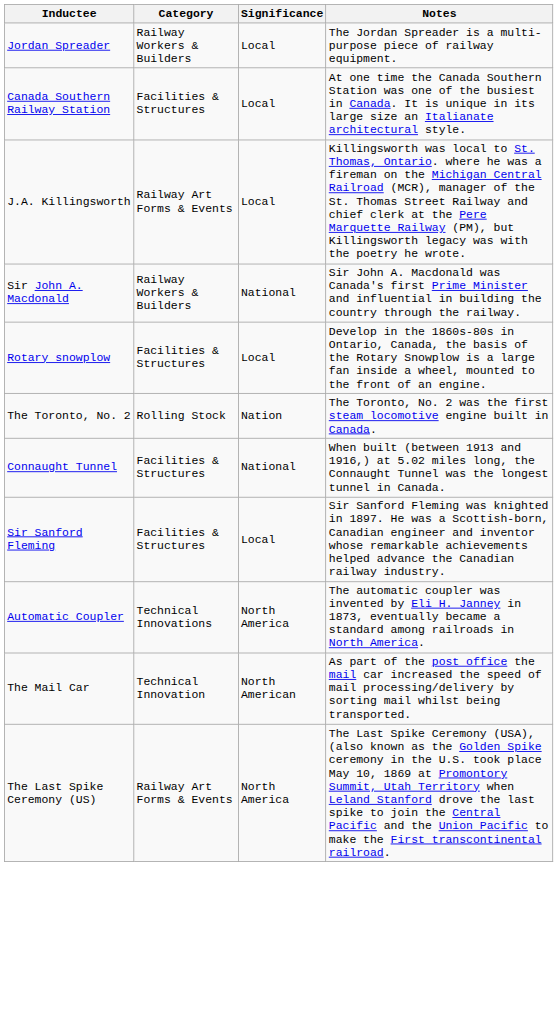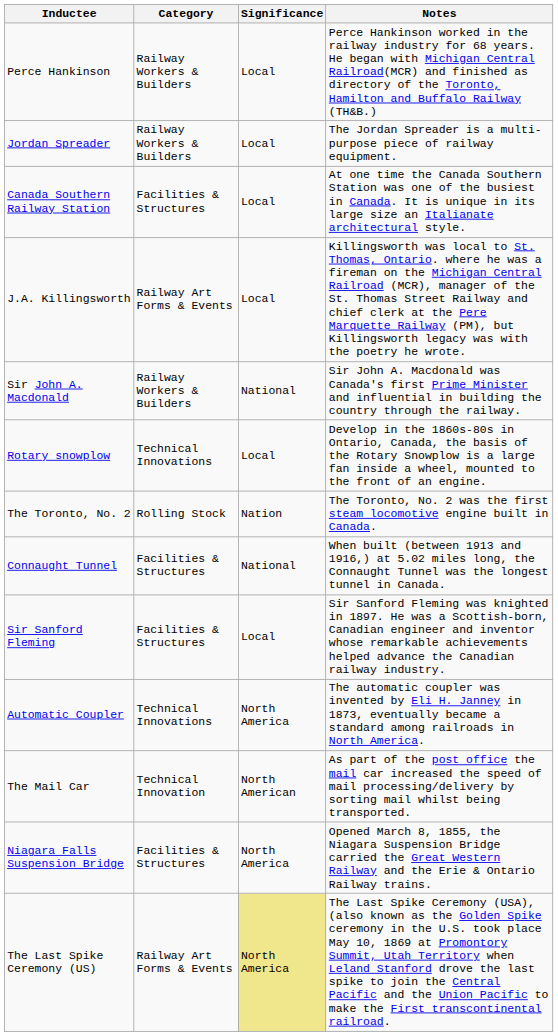+ row: (59, 72)
(178, 358) Facilities & Structures -> (174, 456) Technical Innovations
+ row: (66, 858)
(265, 793) no background -> (265, 962) khaki background
